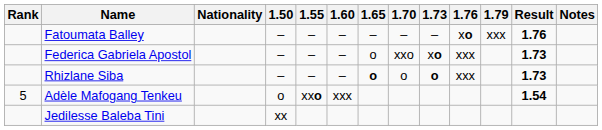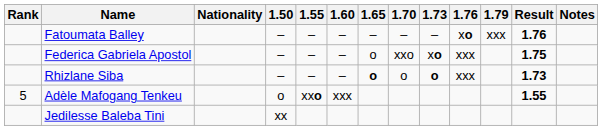(534, 55) 1.73 -> (534, 55) 1.75
(534, 96) 1.54 -> (534, 96) 1.55
